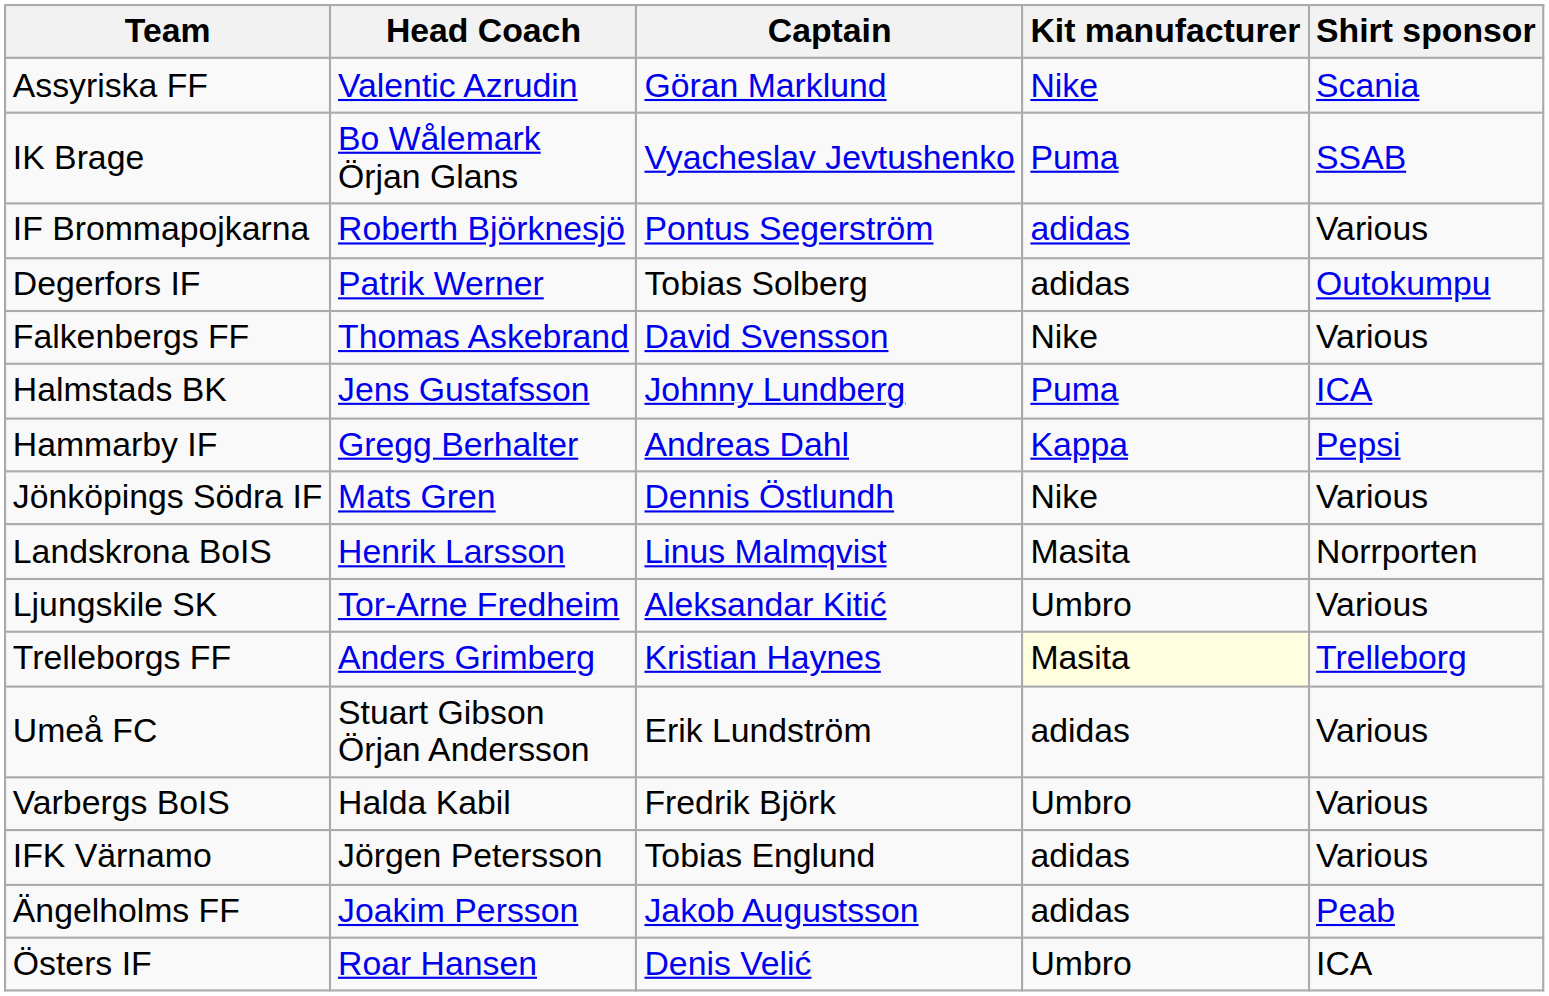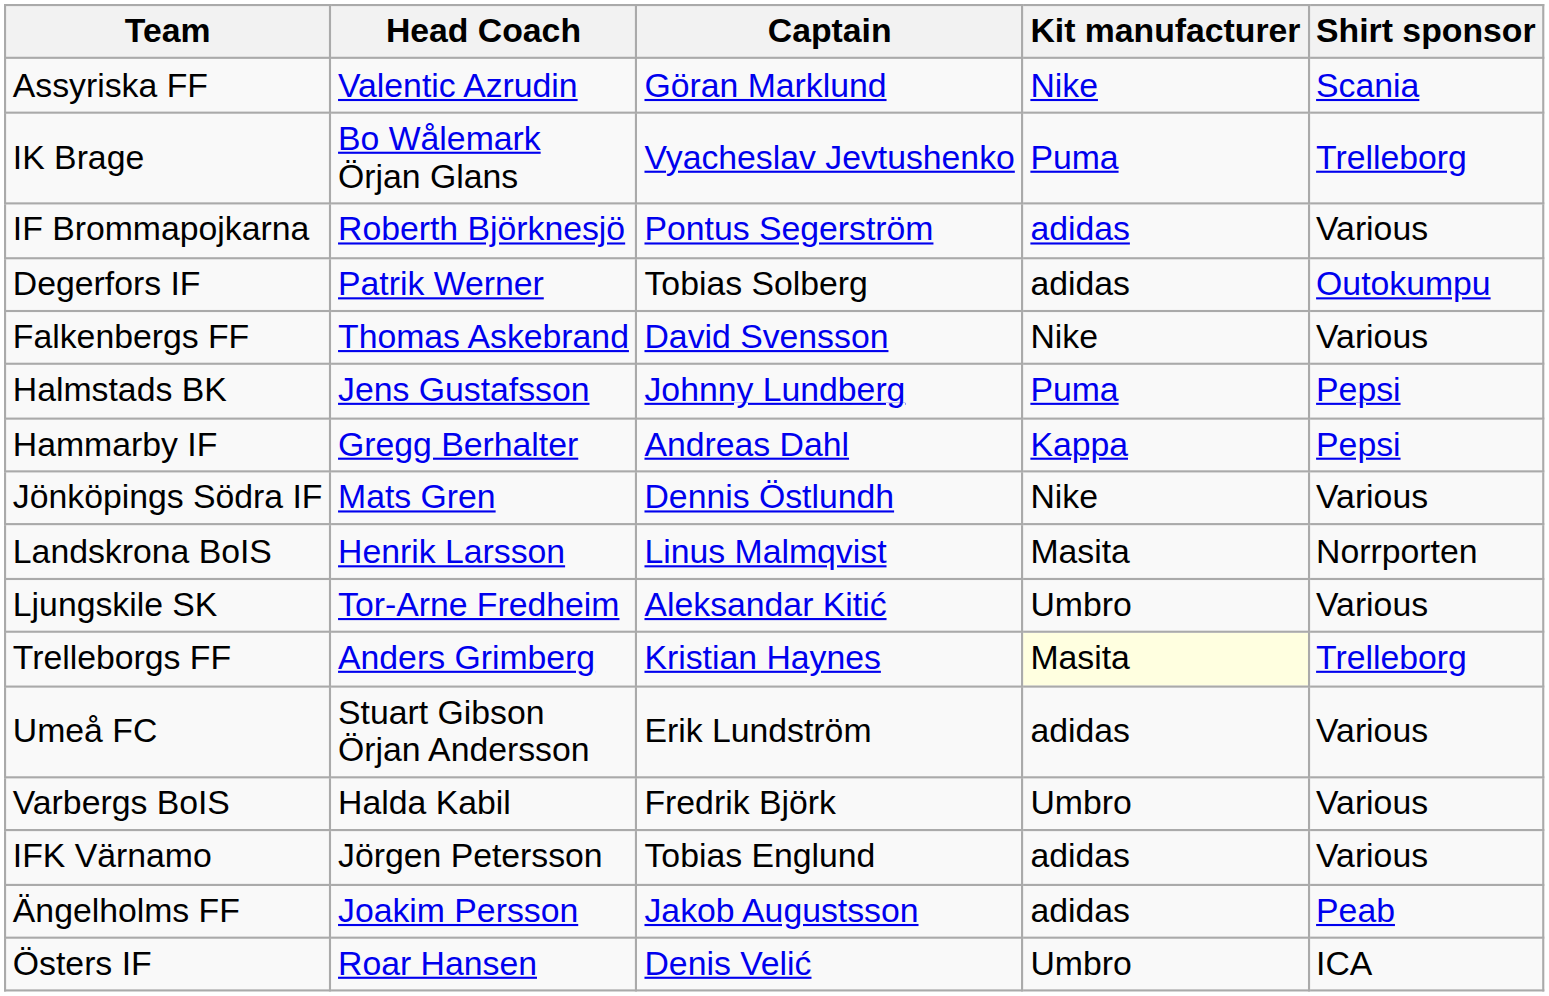(1361, 157) SSAB -> (1391, 157) Trelleborg
(1344, 390) ICA -> (1358, 390) Pepsi
